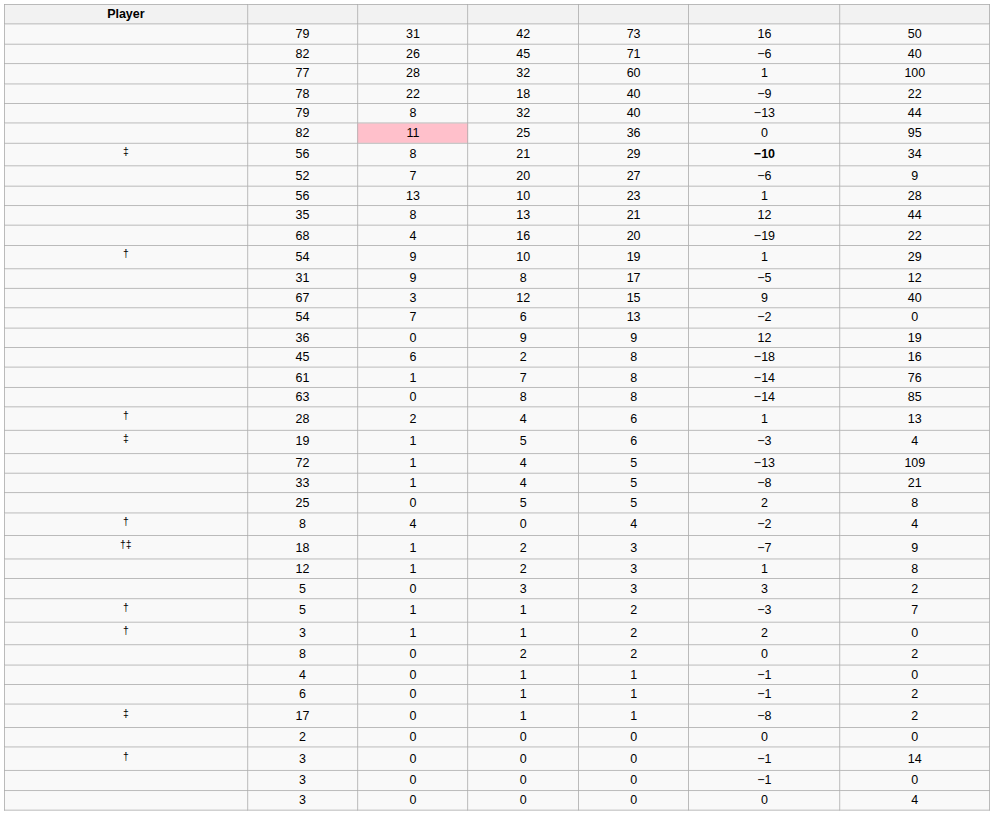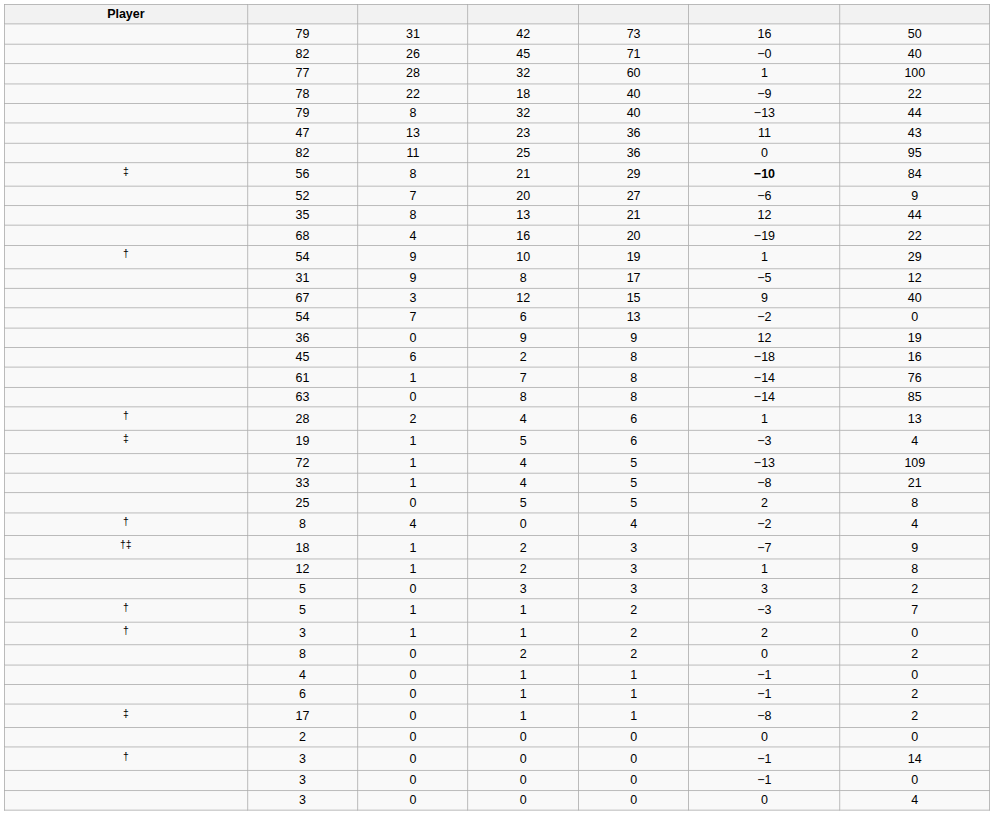(764, 53) −6 -> (764, 53) −0
+ row: (303, 133)
(413, 133) pink background -> (413, 152) no background
(915, 154) 34 -> (915, 174) 84
- row: (303, 195)
